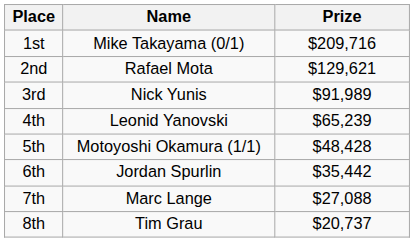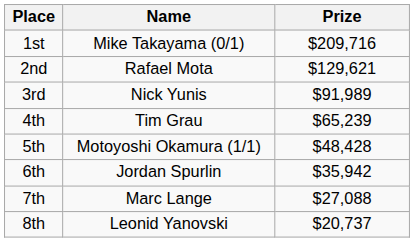(169, 120) Leonid Yanovski -> (169, 120) Tim Grau
(342, 172) $35,442 -> (342, 172) $35,942
(169, 224) Tim Grau -> (169, 224) Leonid Yanovski
